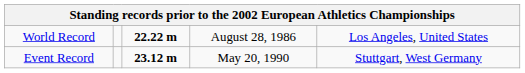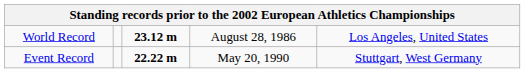(156, 35) 22.22 m -> (156, 35) 23.12 m
(156, 57) 23.12 m -> (156, 57) 22.22 m
